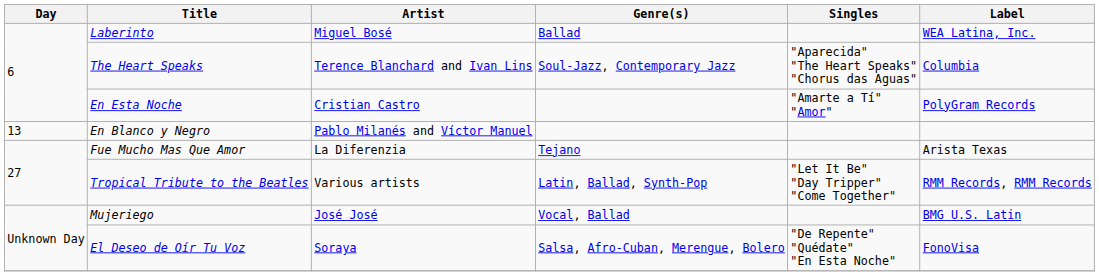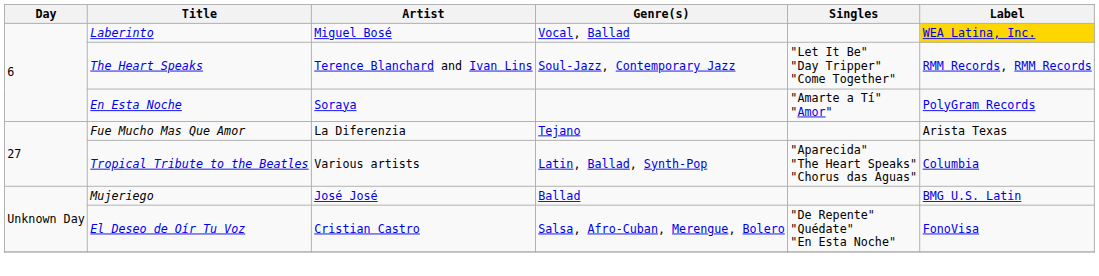(559, 33) Ballad -> (584, 33) Vocal, Ballad
(979, 33) no background -> (979, 33) gold background
(854, 66) "Aparecida" "The Heart Speaks" "Chorus das Aguas" -> (843, 66) "Let It Be" "Day Tripper" "Come Together"
(951, 66) Columbia -> (1007, 66) RMM Records, RMM Records
(367, 105) Cristian Castro -> (335, 105) Soraya
- row: (150, 131)
(843, 182) "Let It Be" "Day Tripper" "Come Together" -> (854, 163) "Aparecida" "The Heart Speaks" "Chorus das Aguas"
(1007, 182) RMM Records, RMM Records -> (951, 163) Columbia
(584, 215) Vocal, Ballad -> (559, 196) Ballad
(335, 248) Soraya -> (367, 228) Cristian Castro
